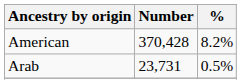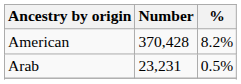(160, 66) 23,731 -> (160, 66) 23,231
